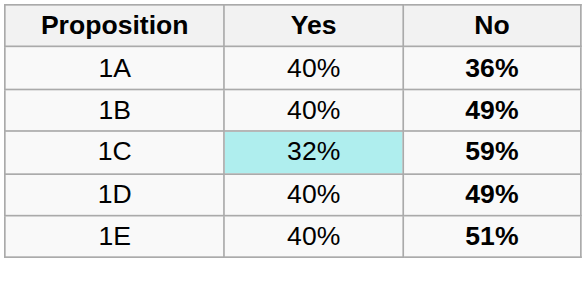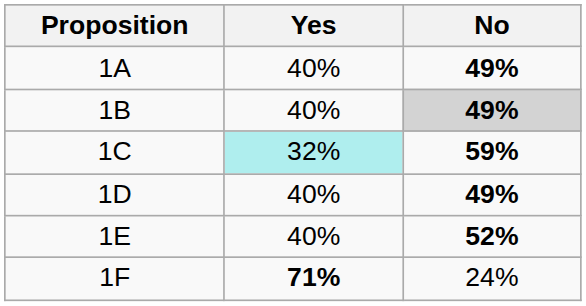(492, 67) 36% -> (492, 67) 49%
(492, 109) no background -> (492, 109) lightgrey background
(492, 236) 51% -> (492, 236) 52%
+ row: (115, 278)
